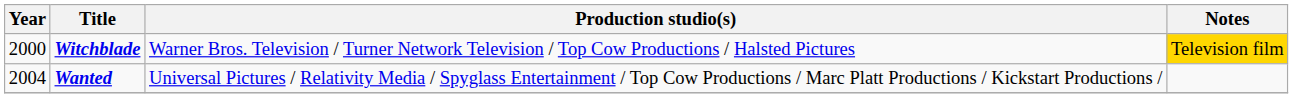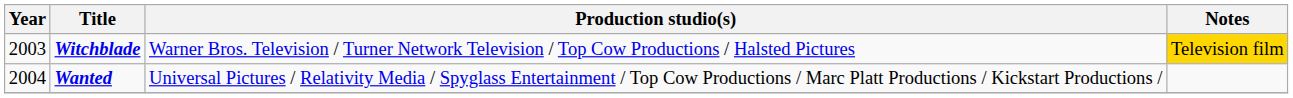(27, 48) 2000 -> (27, 48) 2003
